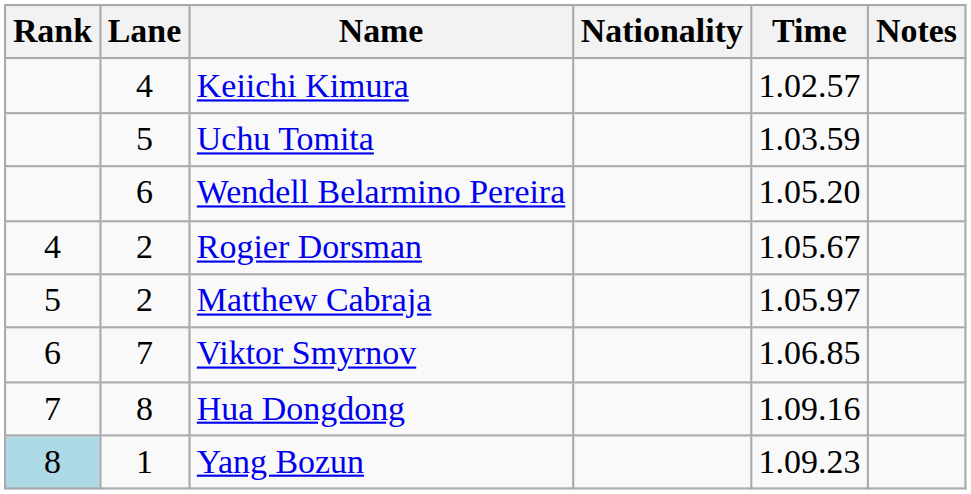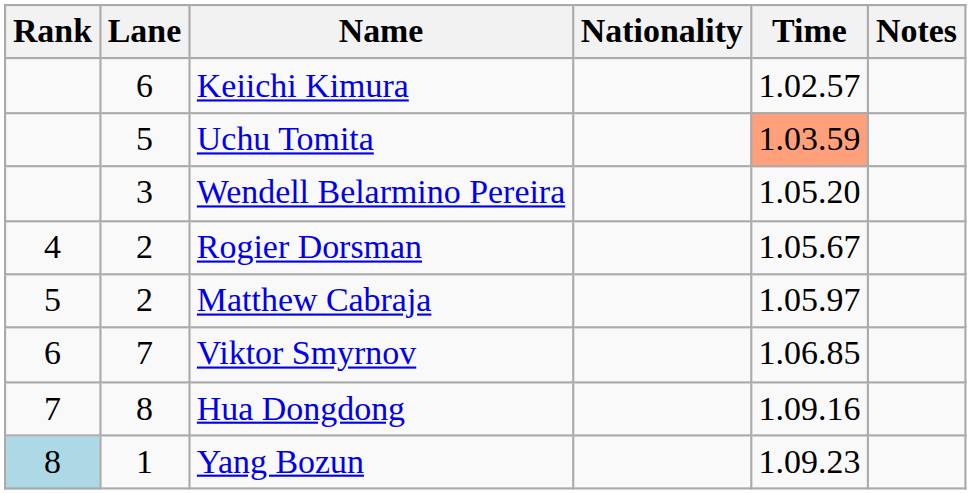(144, 85) 4 -> (144, 85) 6
(809, 138) no background -> (809, 138) lightsalmon background
(144, 192) 6 -> (144, 192) 3
